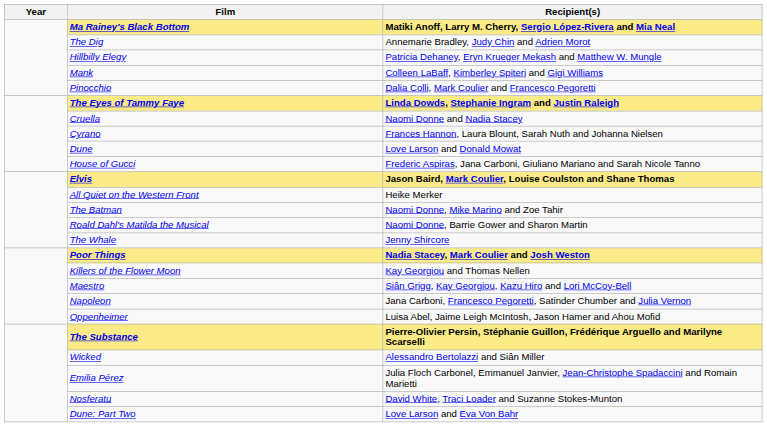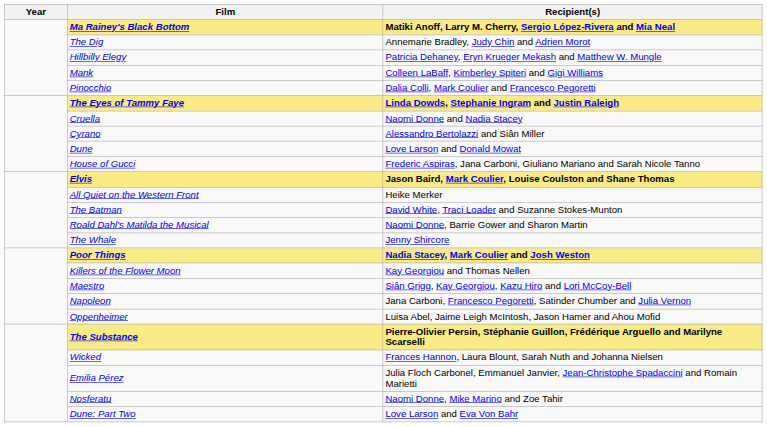(524, 133) Frances Hannon, Laura Blount, Sarah Nuth and Johanna Nielsen -> (465, 133) Alessandro Bertolazzi and Siân Miller
(474, 210) Naomi Donne, Mike Marino and Zoe Tahir -> (504, 210) David White, Traci Loader and Suzanne Stokes-Munton
(465, 357) Alessandro Bertolazzi and Siân Miller -> (524, 357) Frances Hannon, Laura Blount, Sarah Nuth and Johanna Nielsen
(504, 399) David White, Traci Loader and Suzanne Stokes-Munton -> (474, 399) Naomi Donne, Mike Marino and Zoe Tahir
